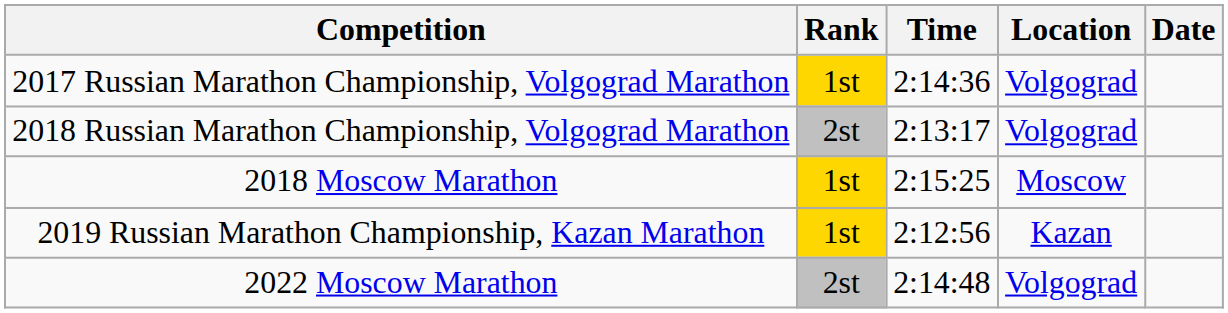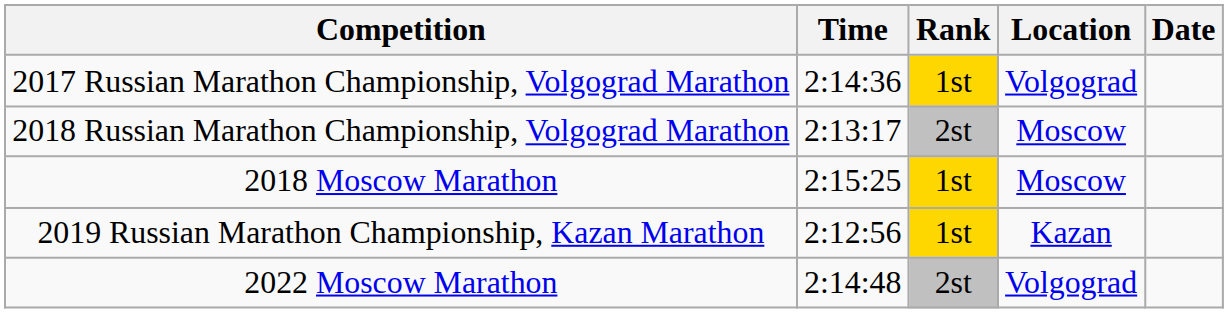columns swapped: (841, 29) <-> (942, 29)
(1071, 130) Volgograd -> (1071, 130) Moscow
